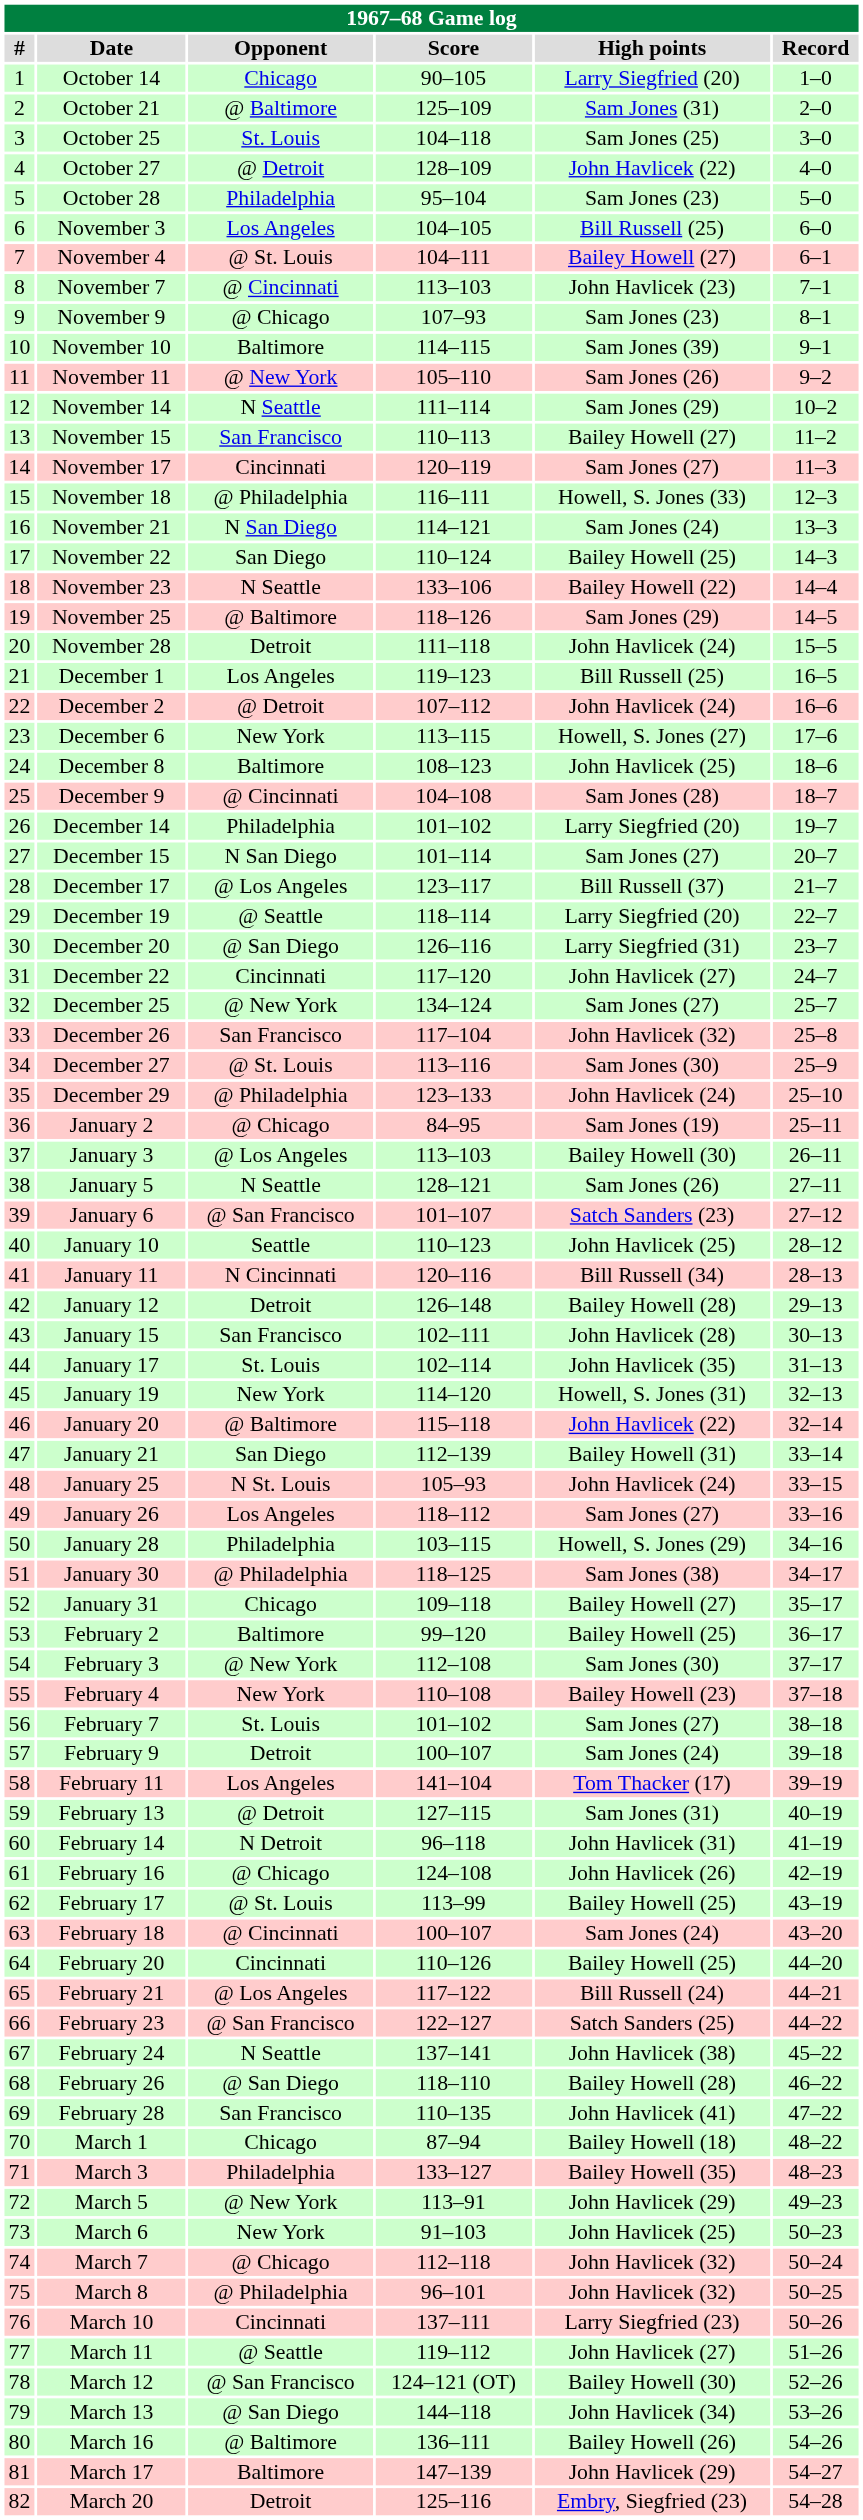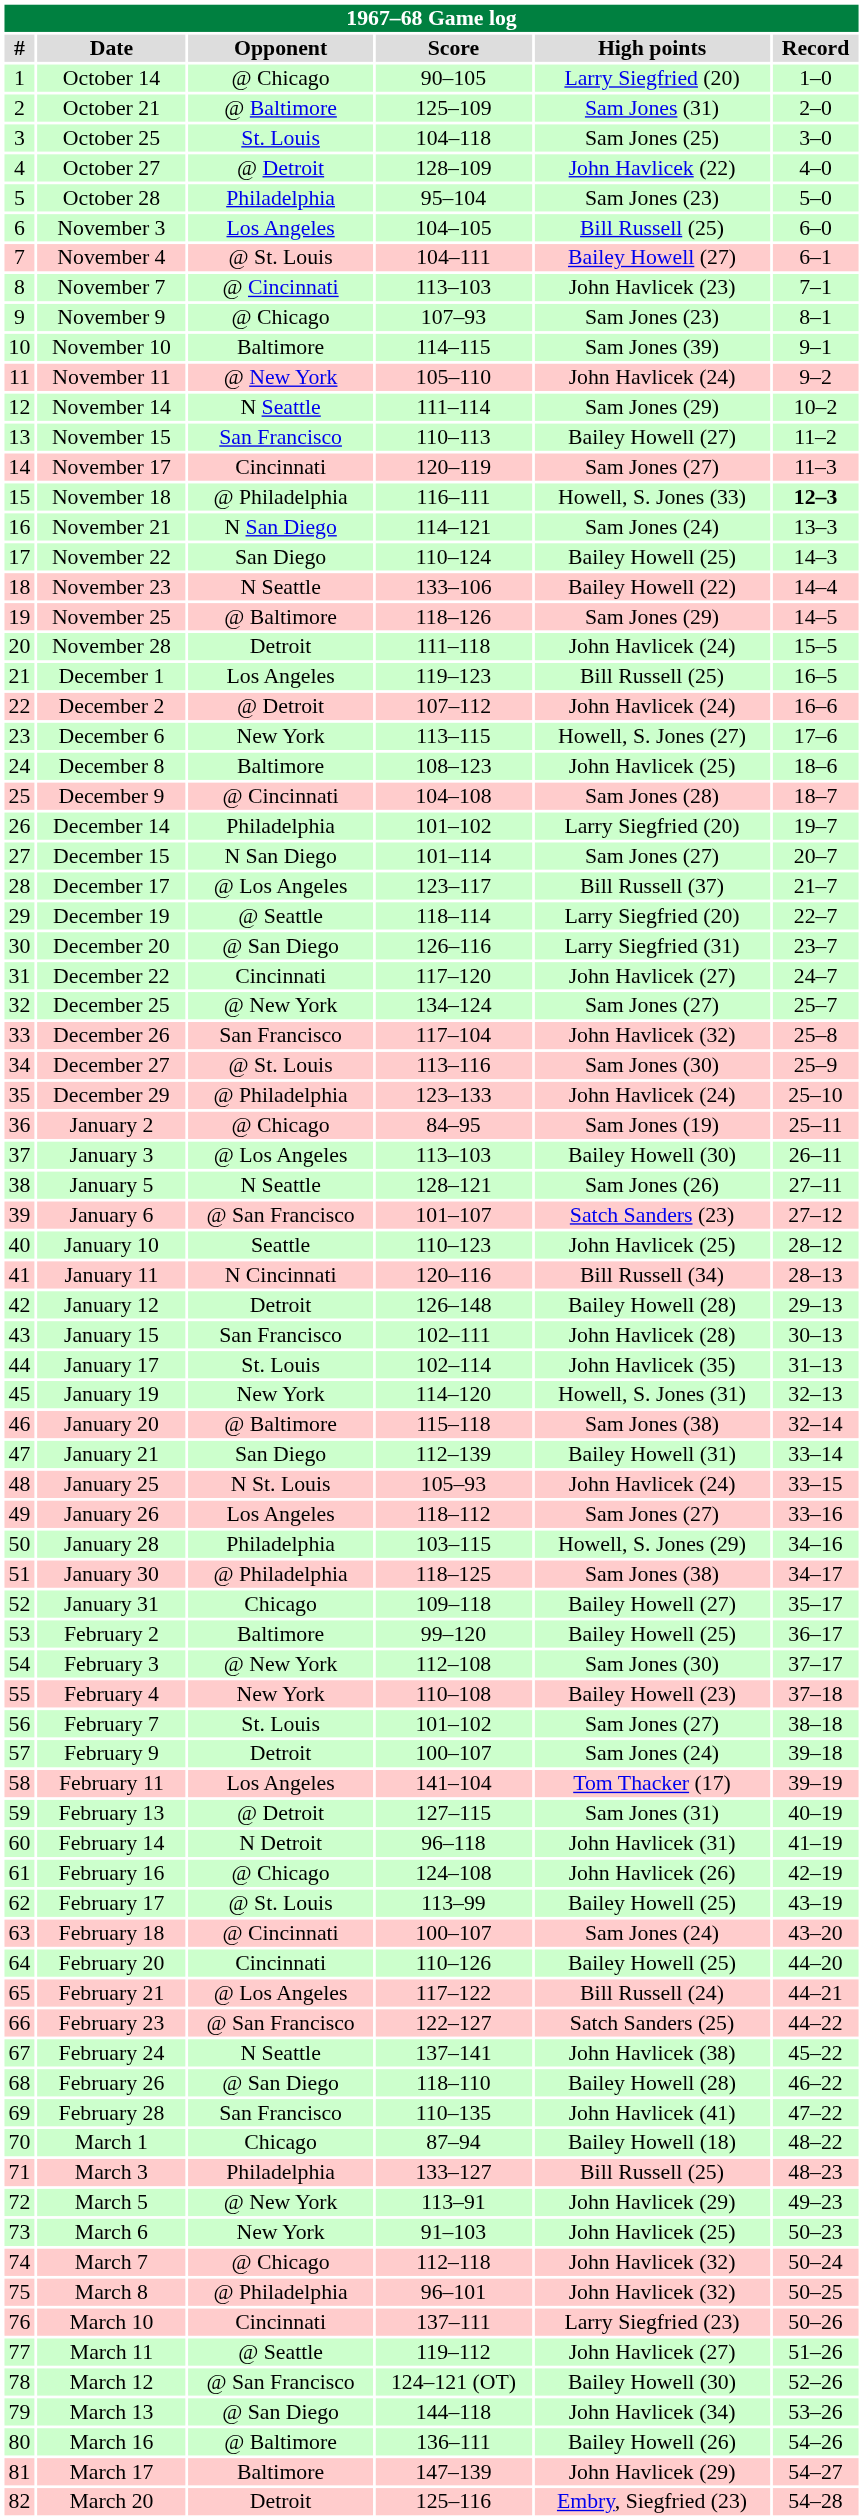(281, 77) Chicago -> (281, 77) @ Chicago
(652, 377) Sam Jones (26) -> (652, 377) John Havlicek (24)
(816, 496) normal -> (816, 496) bold
(652, 1424) John Havlicek (22) -> (652, 1424) Sam Jones (38)
(652, 2172) Bailey Howell (35) -> (652, 2172) Bill Russell (25)
